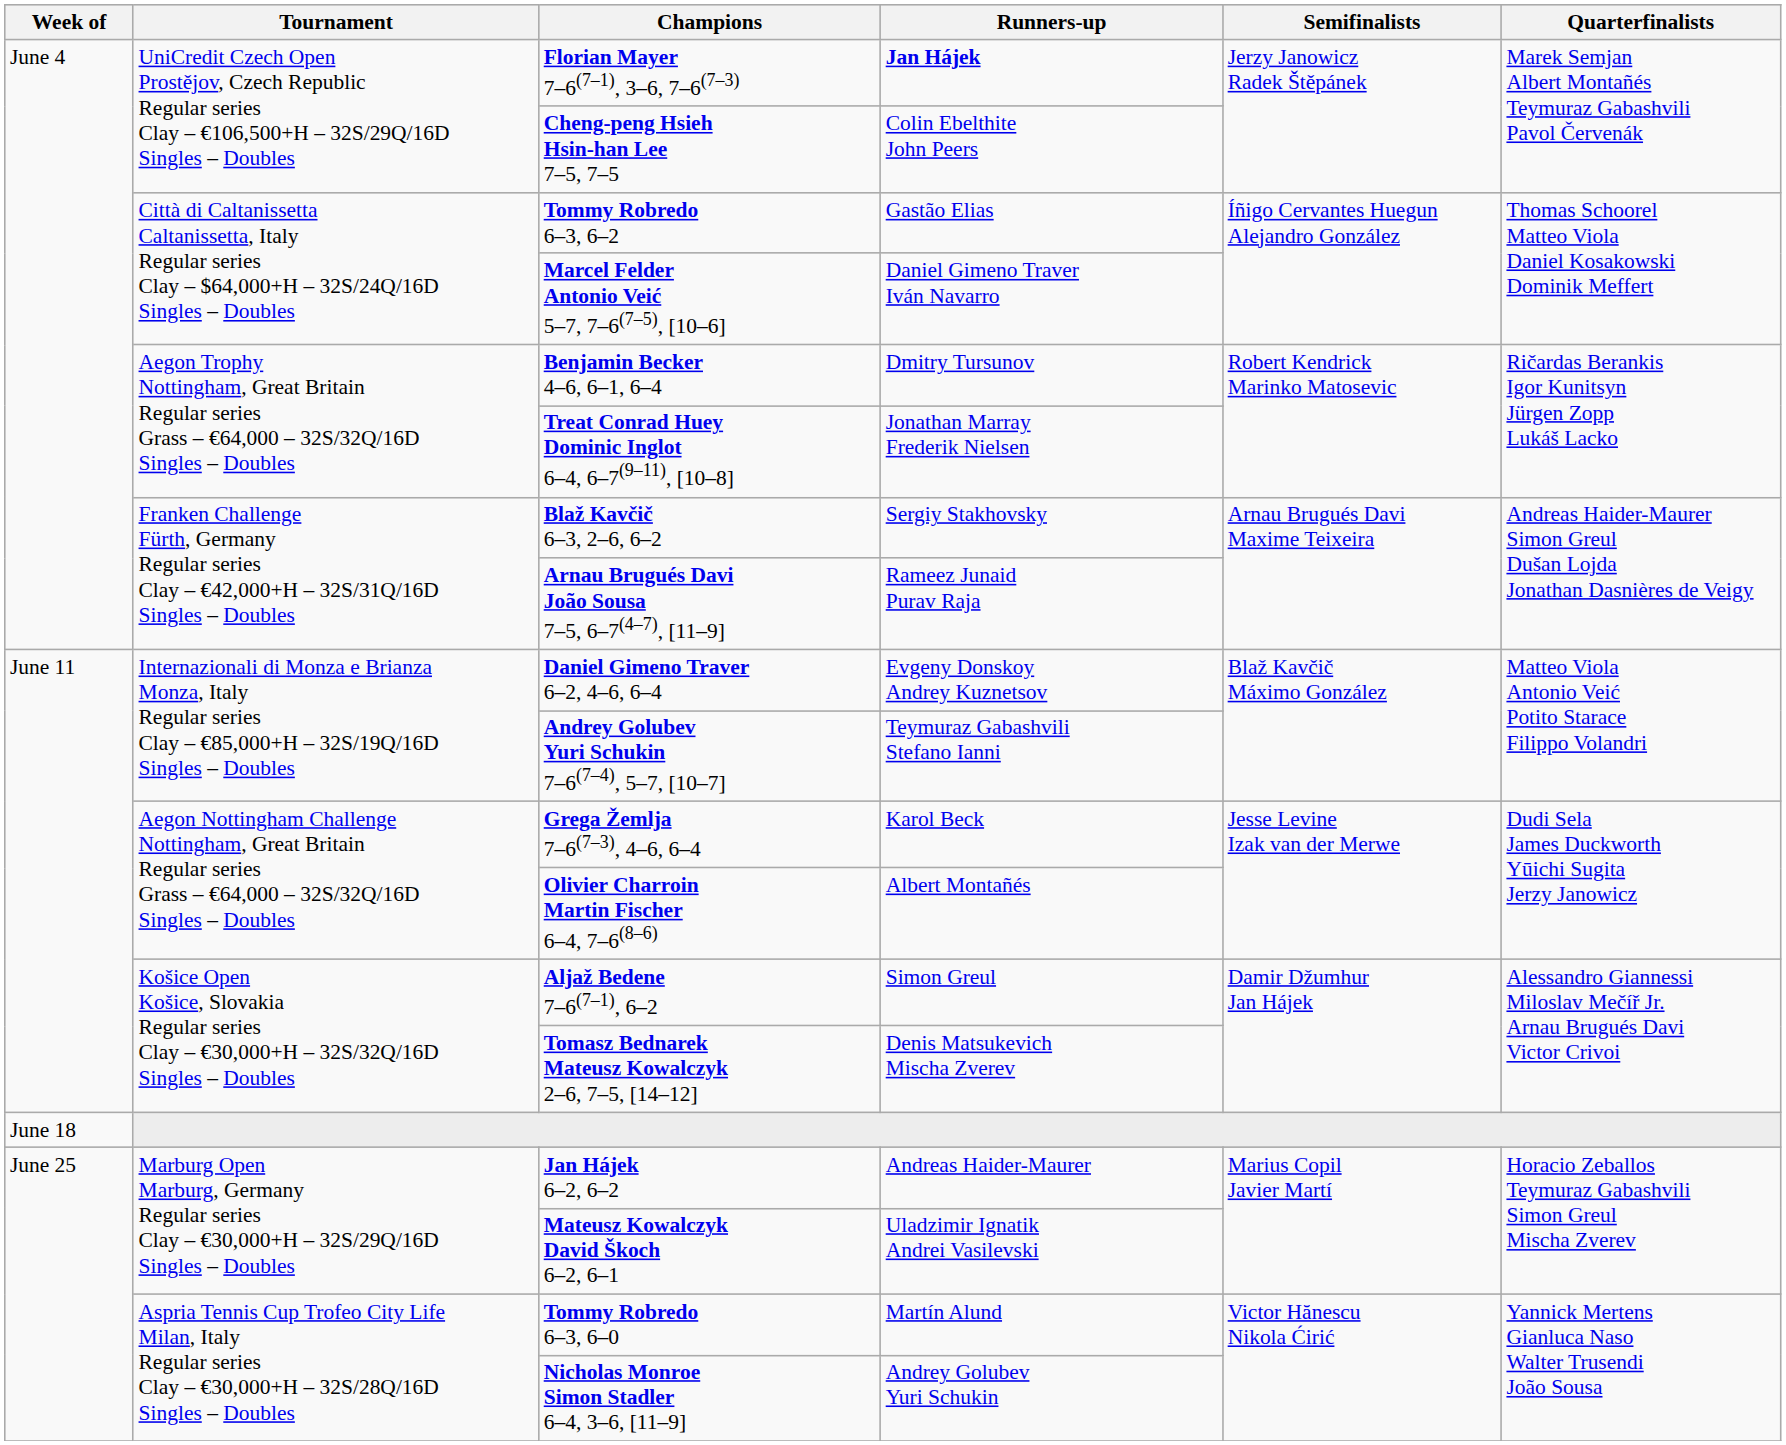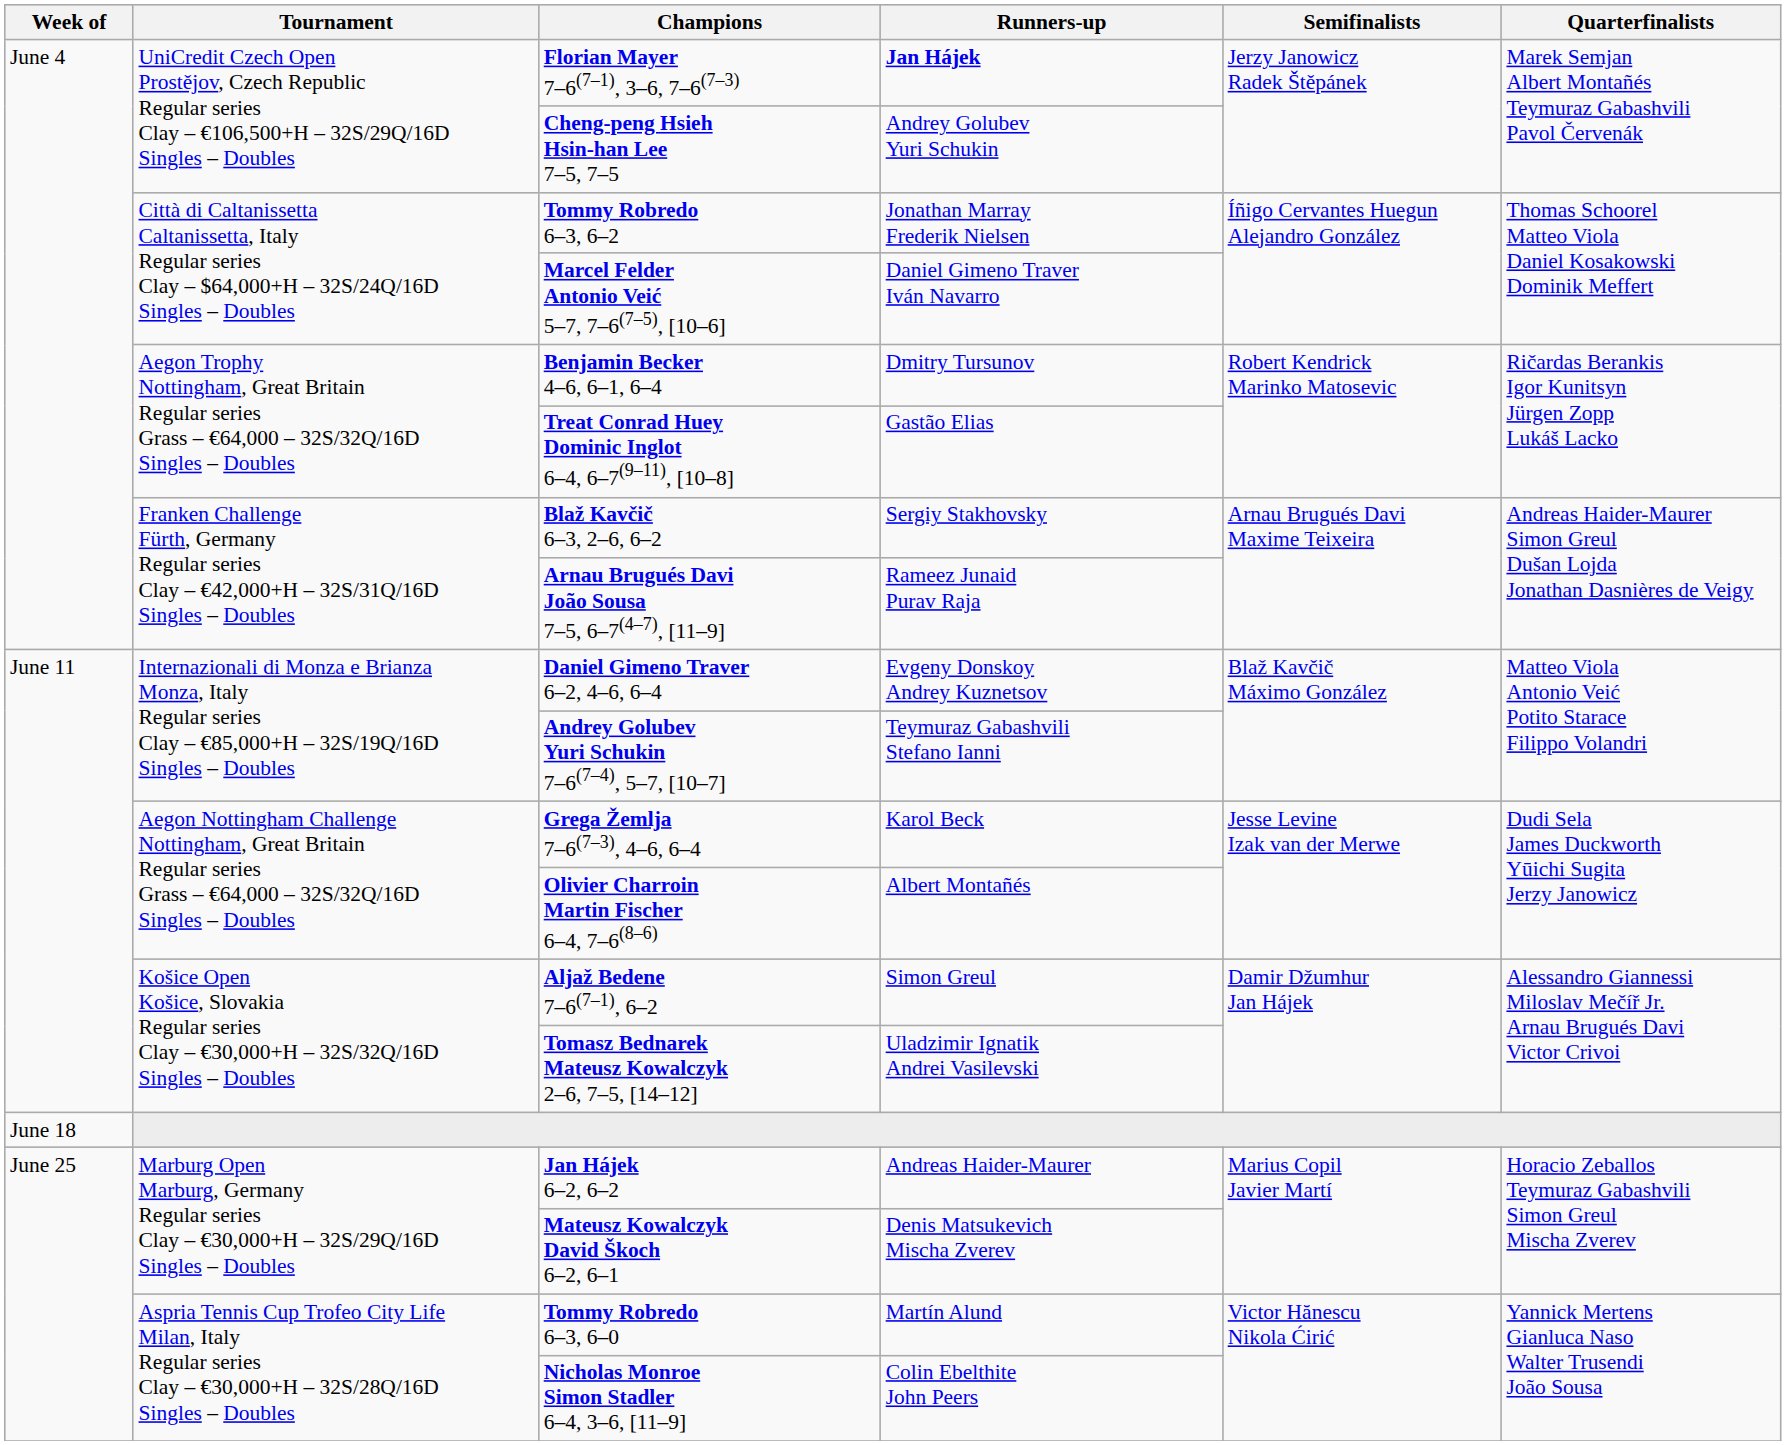(951, 136) Colin Ebelthite John Peers -> (958, 136) Andrey Golubev Yuri Schukin
(940, 209) Gastão Elias -> (958, 222) Jonathan Marray Frederik Nielsen
(958, 435) Jonathan Marray Frederik Nielsen -> (940, 422) Gastão Elias
(969, 1055) Denis Matsukevich Mischa Zverev -> (962, 1055) Uladzimir Ignatik Andrei Vasilevski
(962, 1237) Uladzimir Ignatik Andrei Vasilevski -> (969, 1237) Denis Matsukevich Mischa Zverev
(958, 1384) Andrey Golubev Yuri Schukin -> (951, 1384) Colin Ebelthite John Peers
